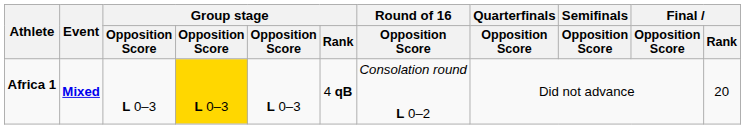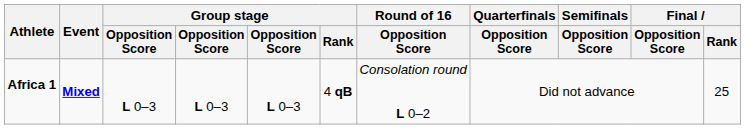(211, 107) gold background -> (211, 107) no background
(722, 92) 20 -> (722, 92) 25
